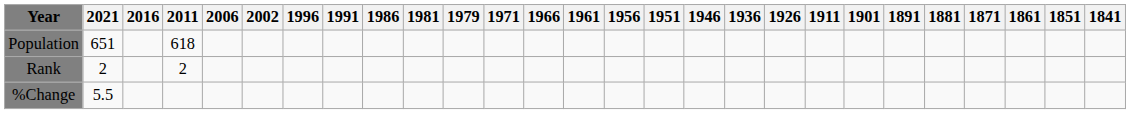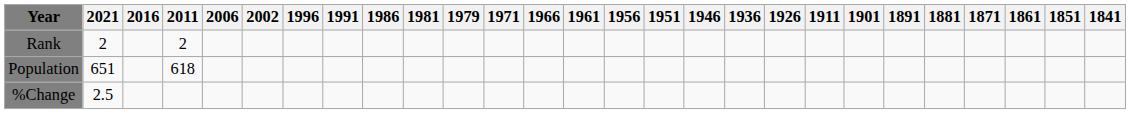rows swapped: (44, 43) <-> (44, 69)
(103, 95) 5.5 -> (103, 95) 2.5
